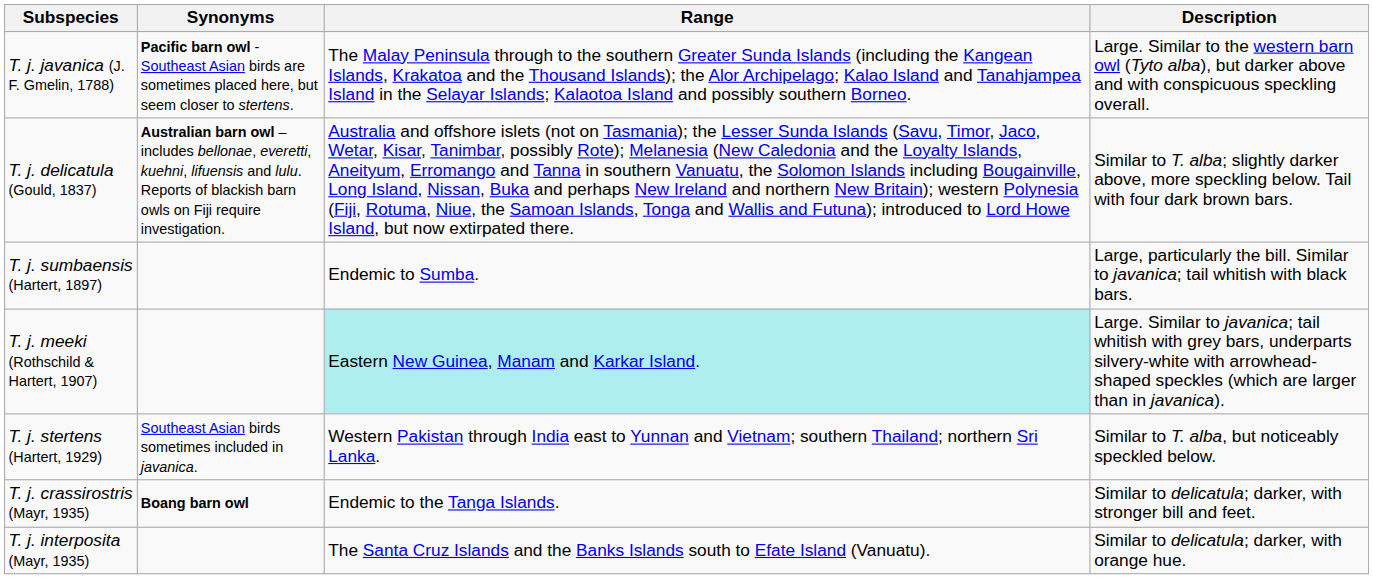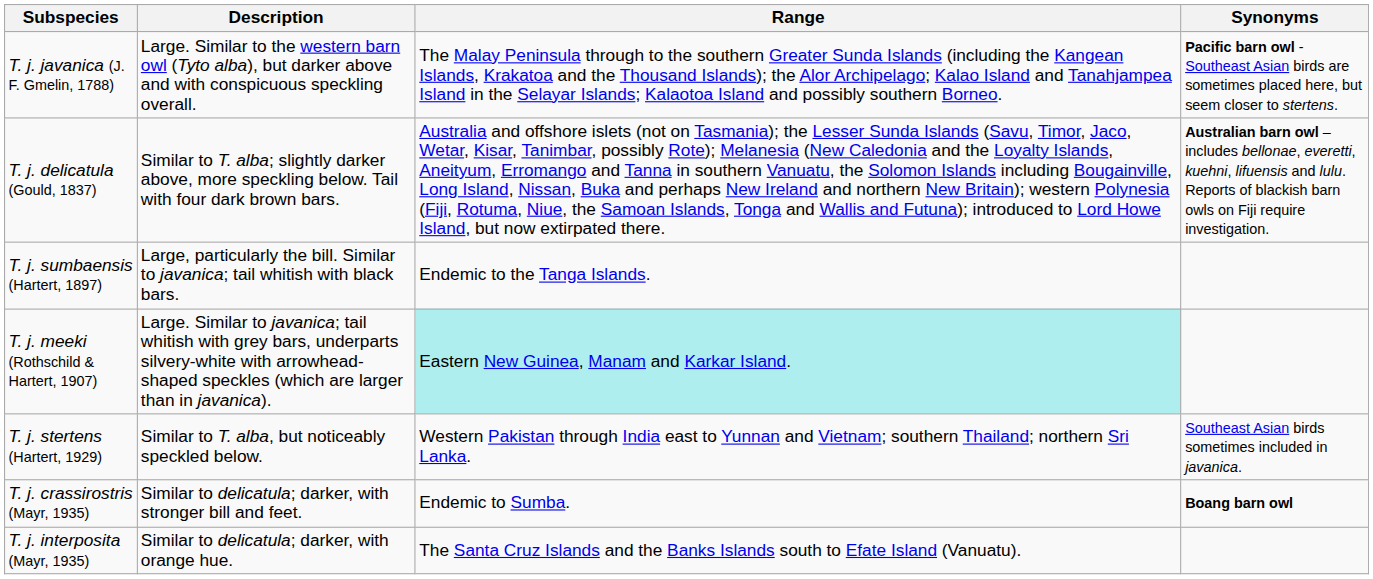columns swapped: (1229, 18) <-> (231, 18)
(404, 275) Endemic to Sumba. -> (535, 275) Endemic to the Tanga Islands.
(444, 503) Endemic to the Tanga Islands. -> (495, 503) Endemic to Sumba.
